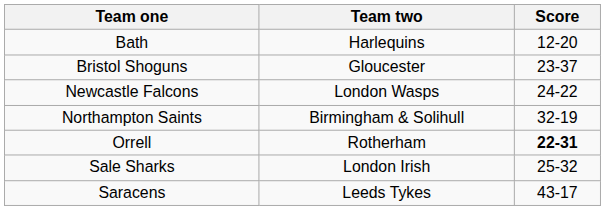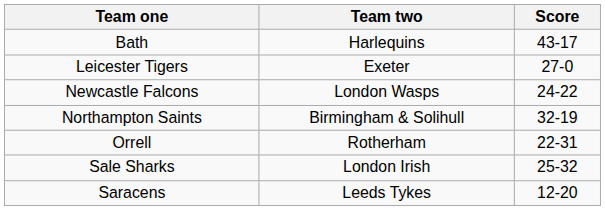(557, 42) 12-20 -> (557, 42) 43-17
- row: (132, 67)
+ row: (132, 67)
(557, 142) bold -> (557, 142) normal
(557, 192) 43-17 -> (557, 192) 12-20
